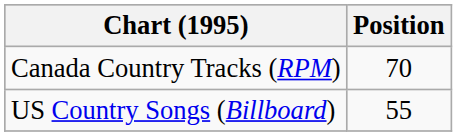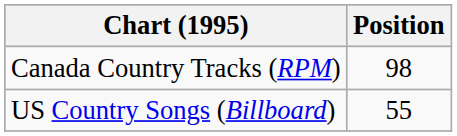(399, 67) 70 -> (399, 67) 98
